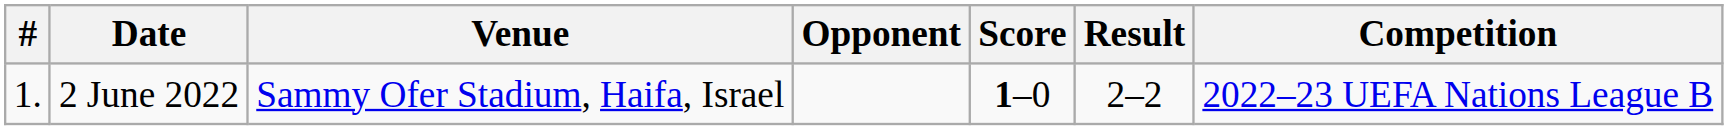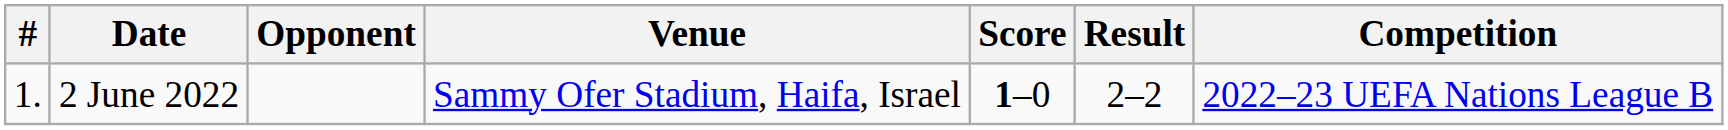columns swapped: (520, 34) <-> (881, 34)
